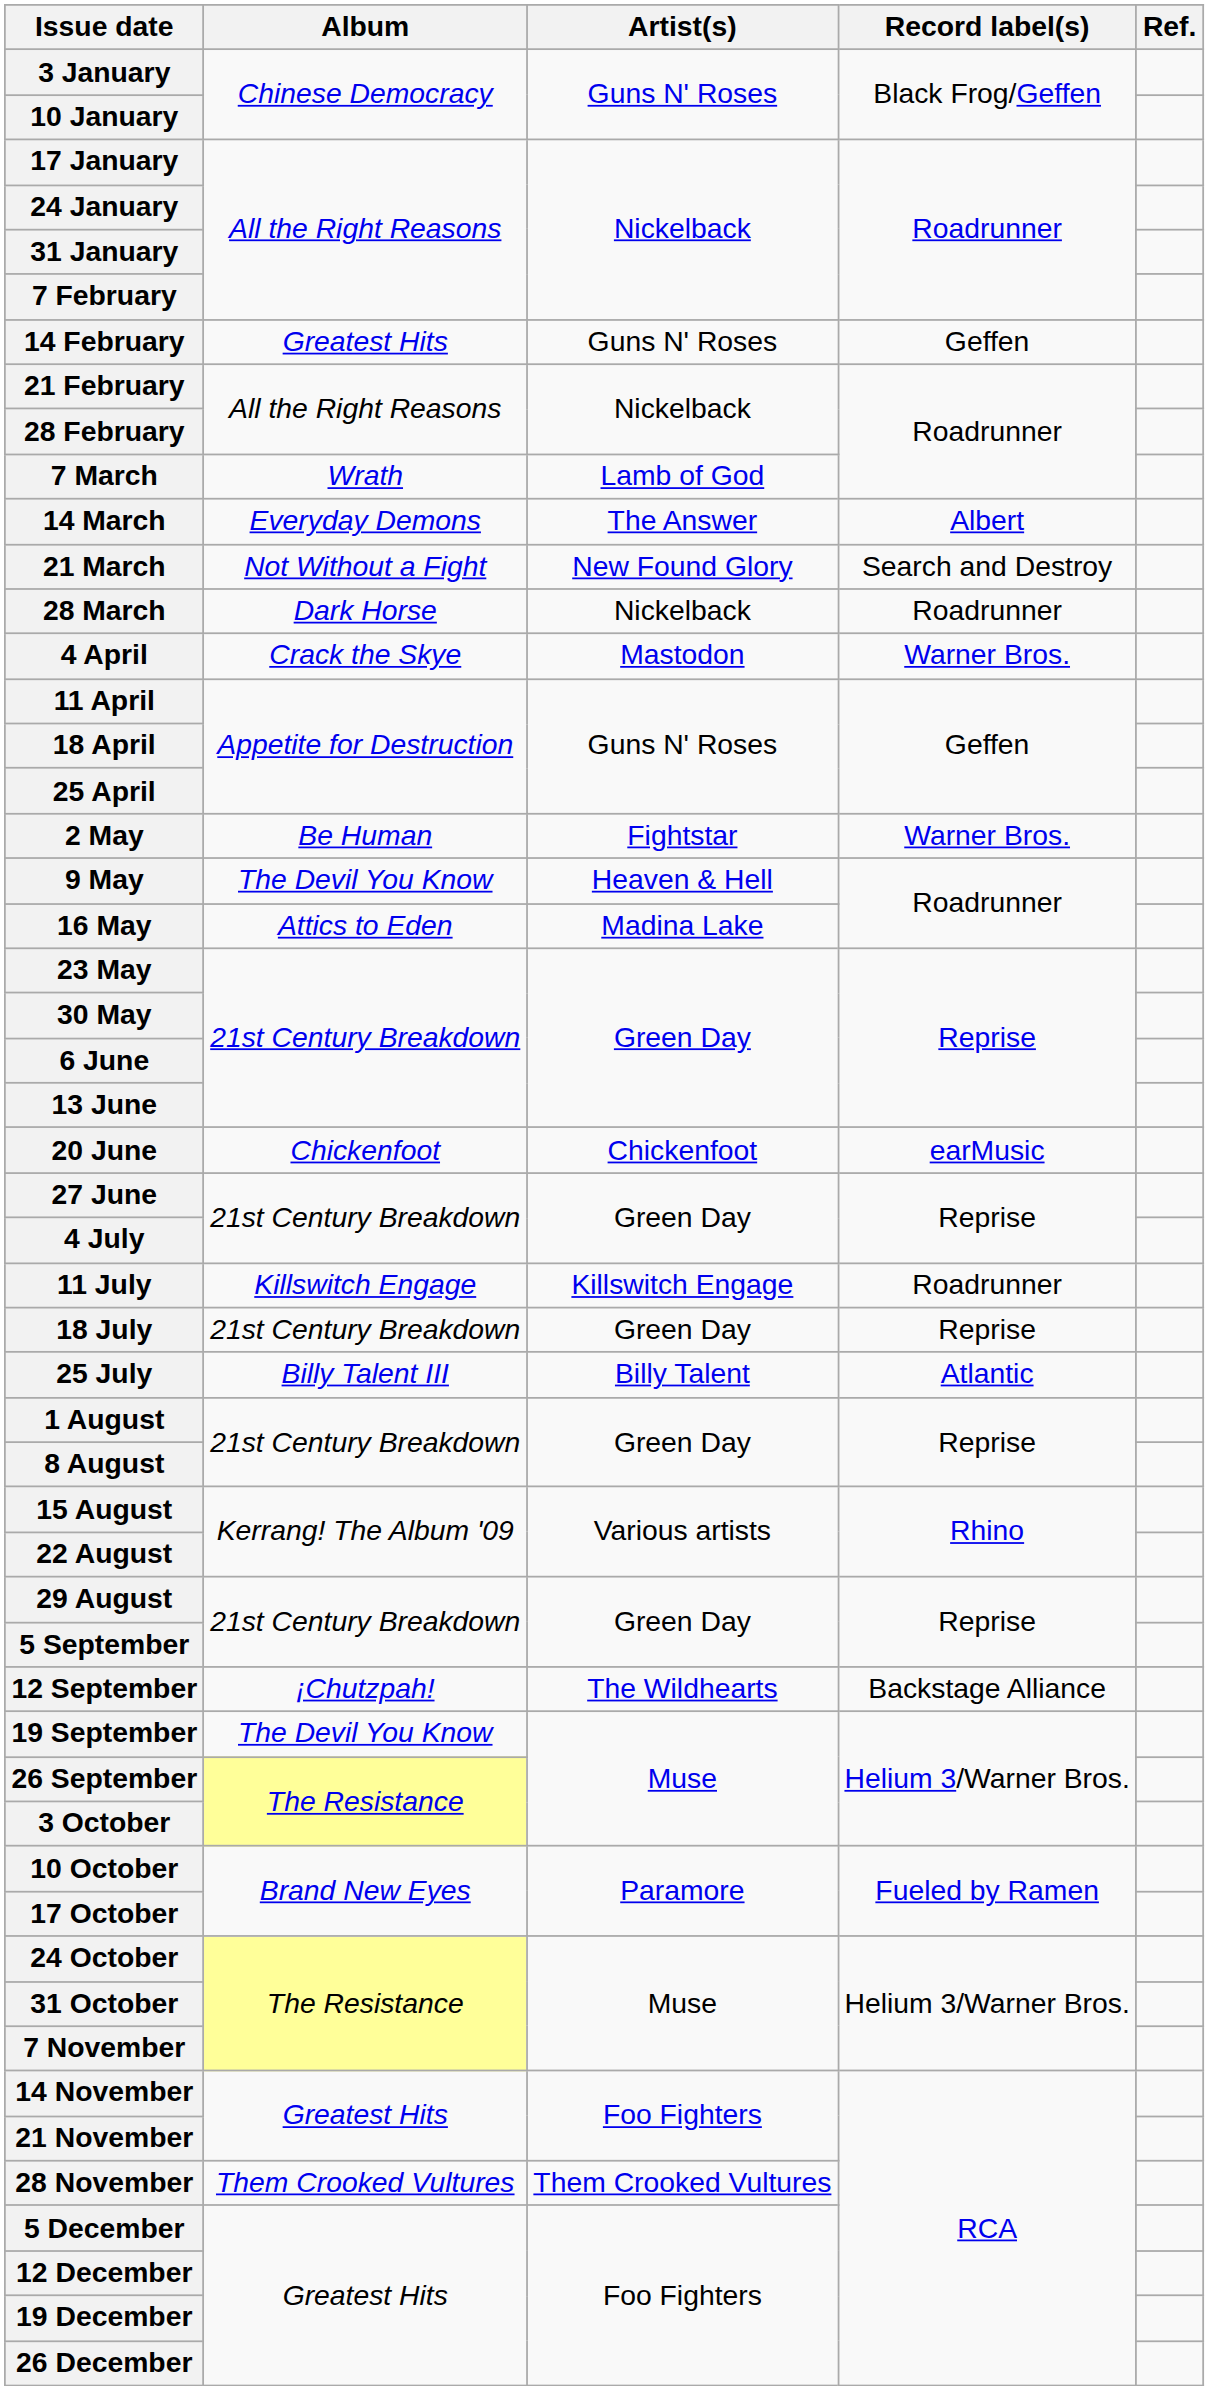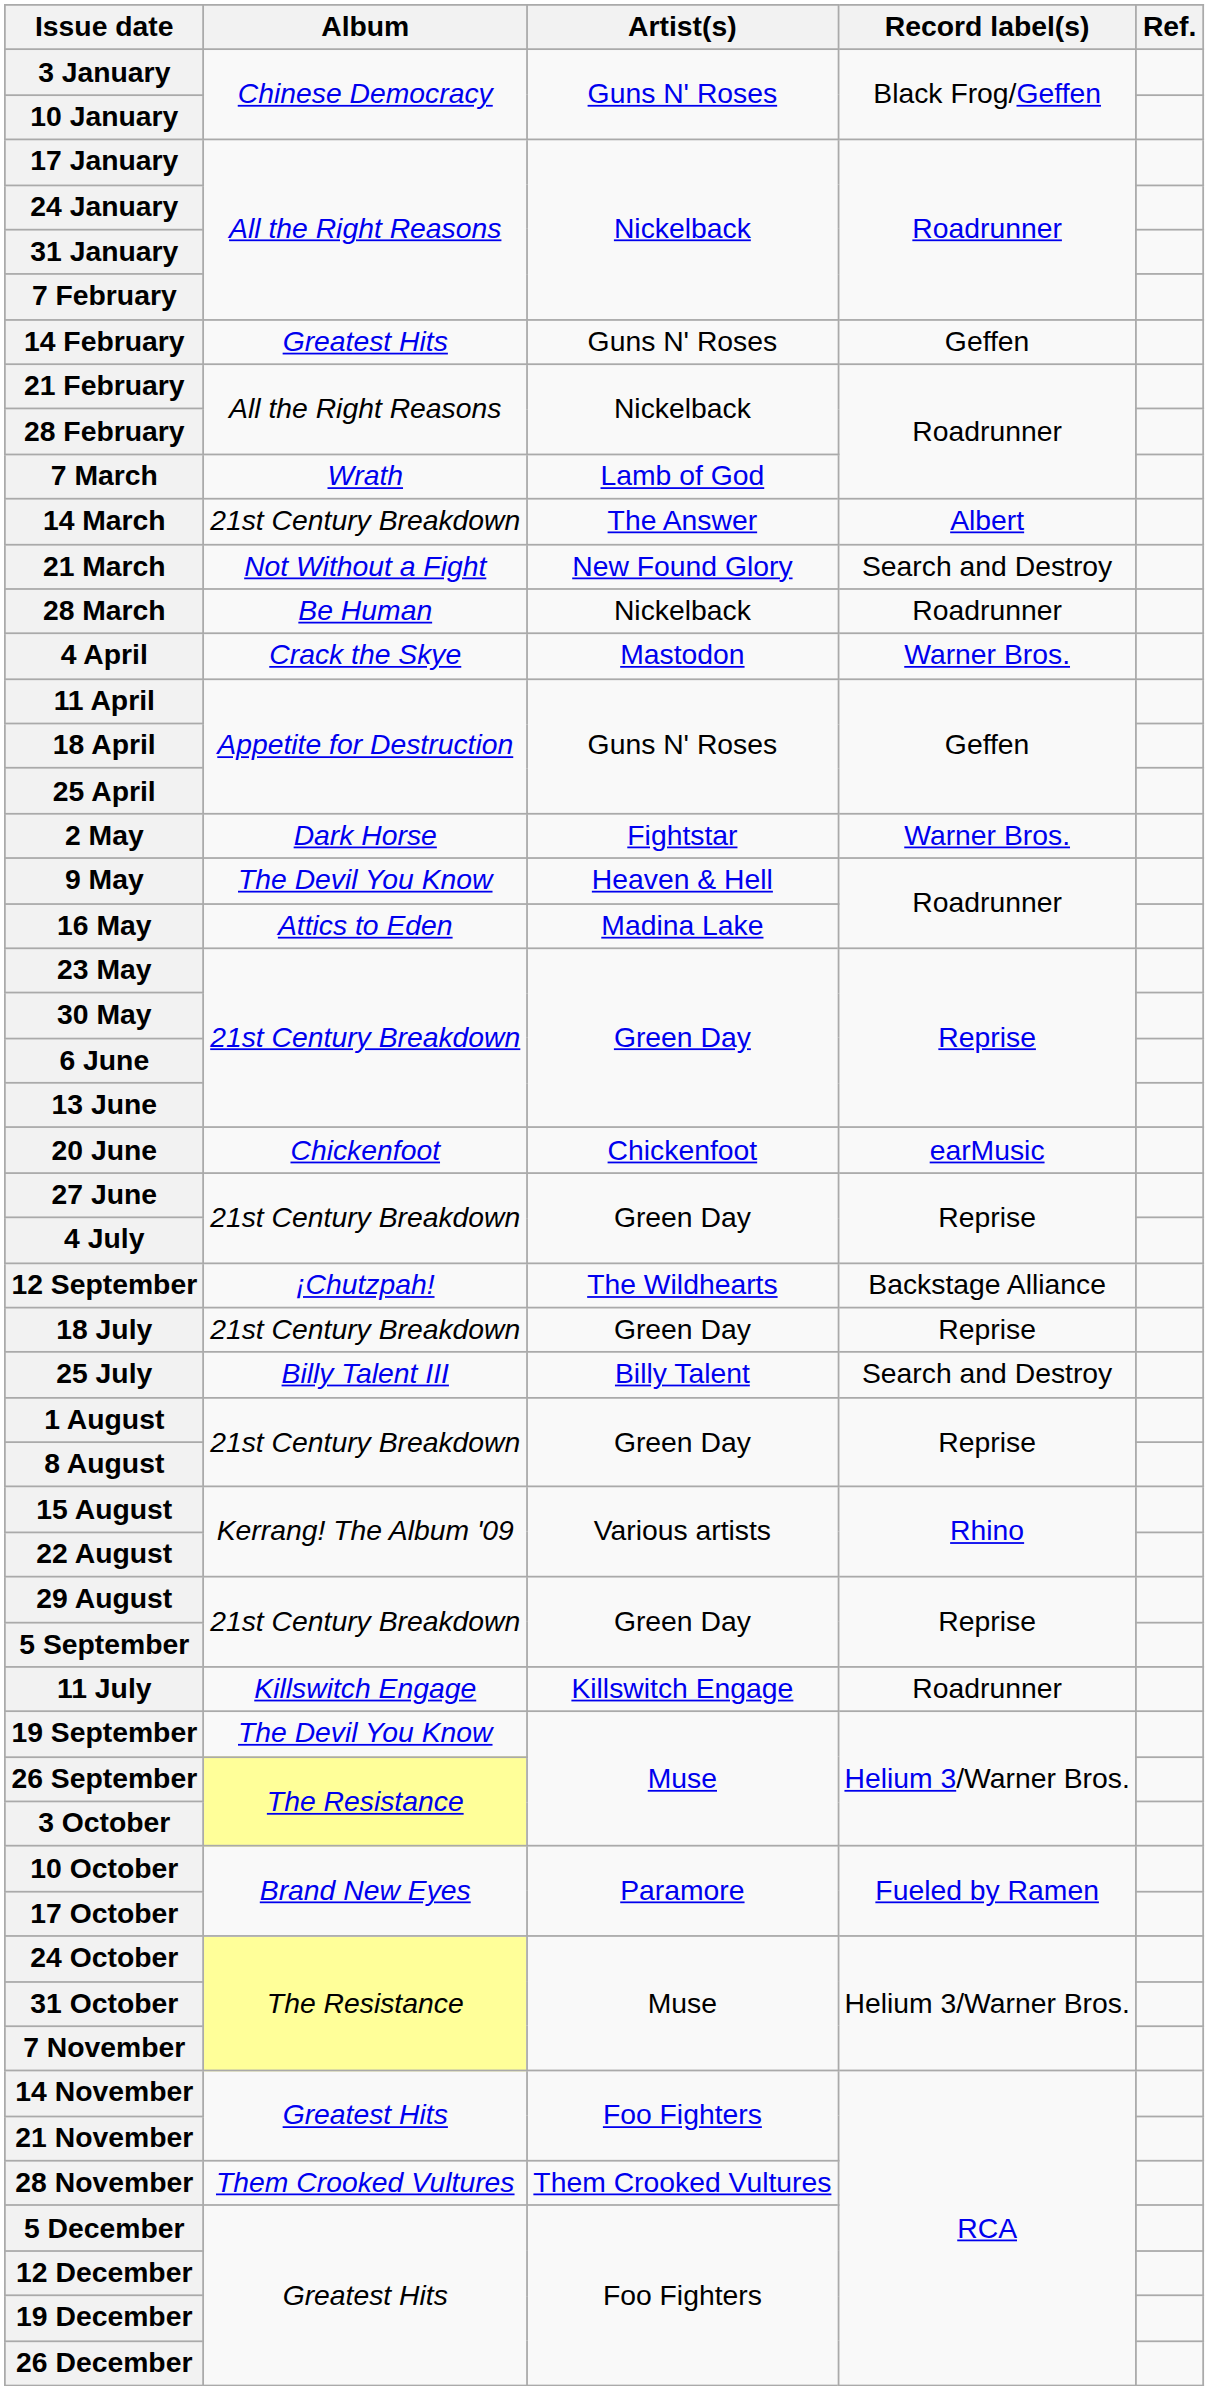(365, 521) Everyday Demons -> (365, 521) 21st Century Breakdown
(365, 610) Dark Horse -> (365, 610) Be Human
(365, 835) Be Human -> (365, 835) Dark Horse
rows swapped: (104, 1284) <-> (104, 1688)
(987, 1374) Atlantic -> (987, 1374) Search and Destroy
